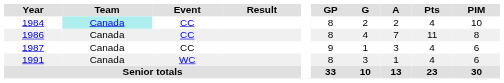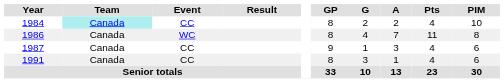(187, 35) CC -> (187, 35) WC
(187, 59) WC -> (187, 59) CC
